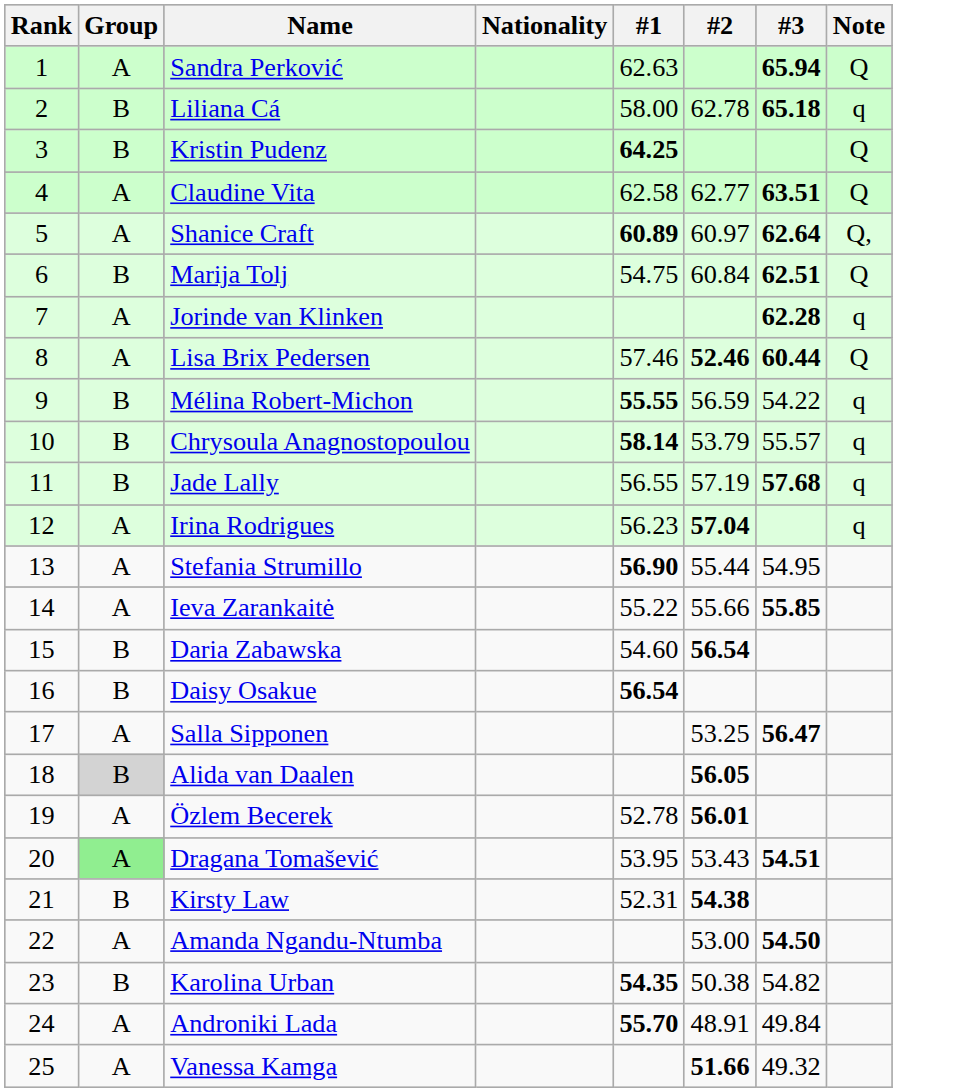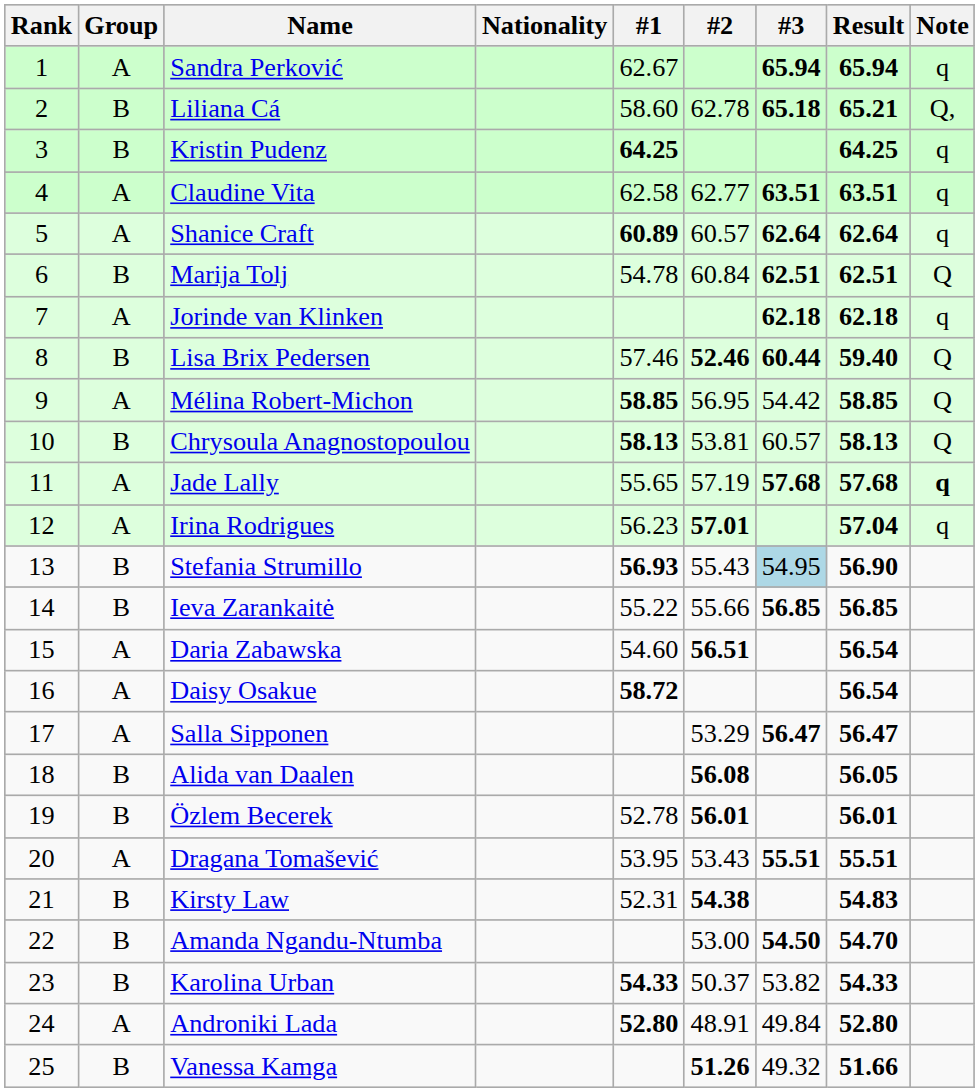+ column: (869, 25)
(649, 66) 62.63 -> (649, 66) 62.67
(859, 66) Q -> (943, 66) q
(649, 108) 58.00 -> (649, 108) 58.60
(859, 108) q -> (943, 108) Q,
(859, 150) Q -> (943, 150) q
(859, 191) Q -> (943, 191) q
(720, 233) 60.97 -> (720, 233) 60.57
(859, 233) Q, -> (943, 233) q
(649, 274) 54.75 -> (649, 274) 54.78
(791, 316) 62.28 -> (791, 316) 62.18
(121, 358) A -> (121, 358) B
(121, 399) B -> (121, 399) A
(649, 399) 55.55 -> (649, 399) 58.85
(720, 399) 56.59 -> (720, 399) 56.95
(791, 399) 54.22 -> (791, 399) 54.42
(859, 399) q -> (943, 399) Q
(649, 441) 58.14 -> (649, 441) 58.13
(720, 441) 53.79 -> (720, 441) 53.81
(791, 441) 55.57 -> (791, 441) 60.57
(859, 441) q -> (943, 441) Q
(121, 483) B -> (121, 483) A
(649, 483) 56.55 -> (649, 483) 55.65
(859, 483) normal -> (943, 483) bold
(720, 524) 57.04 -> (720, 524) 57.01
(121, 566) A -> (121, 566) B
(649, 566) 56.90 -> (649, 566) 56.93
(720, 566) 55.44 -> (720, 566) 55.43
(791, 566) no background -> (791, 566) lightblue background
(121, 607) A -> (121, 607) B
(791, 607) 55.85 -> (791, 607) 56.85
(121, 649) B -> (121, 649) A
(720, 649) 56.54 -> (720, 649) 56.51
(121, 691) B -> (121, 691) A
(649, 691) 56.54 -> (649, 691) 58.72
(720, 732) 53.25 -> (720, 732) 53.29
(121, 774) lightgrey background -> (121, 774) no background
(720, 774) 56.05 -> (720, 774) 56.08
(121, 815) A -> (121, 815) B
(121, 857) lightgreen background -> (121, 857) no background
(791, 857) 54.51 -> (791, 857) 55.51
(121, 940) A -> (121, 940) B
(649, 982) 54.35 -> (649, 982) 54.33
(720, 982) 50.38 -> (720, 982) 50.37
(791, 982) 54.82 -> (791, 982) 53.82
(649, 1024) 55.70 -> (649, 1024) 52.80
(121, 1065) A -> (121, 1065) B
(720, 1065) 51.66 -> (720, 1065) 51.26
